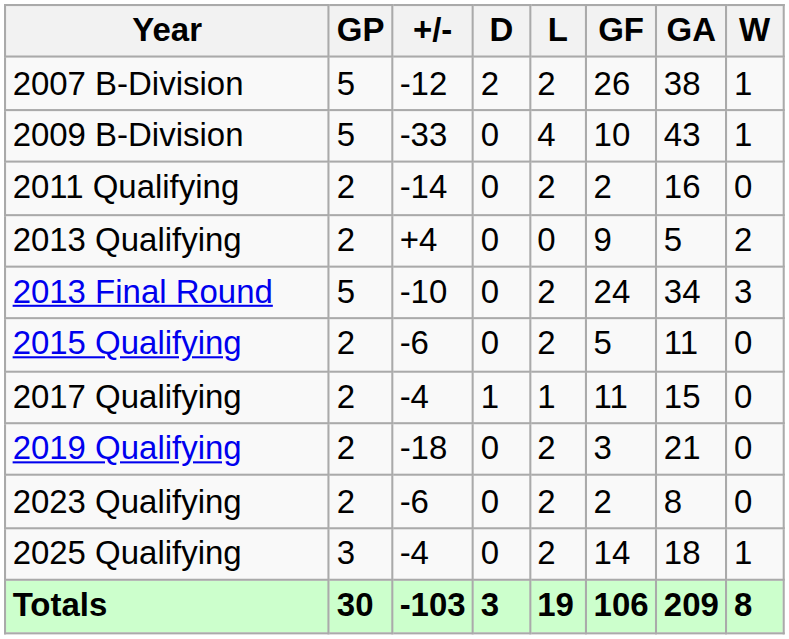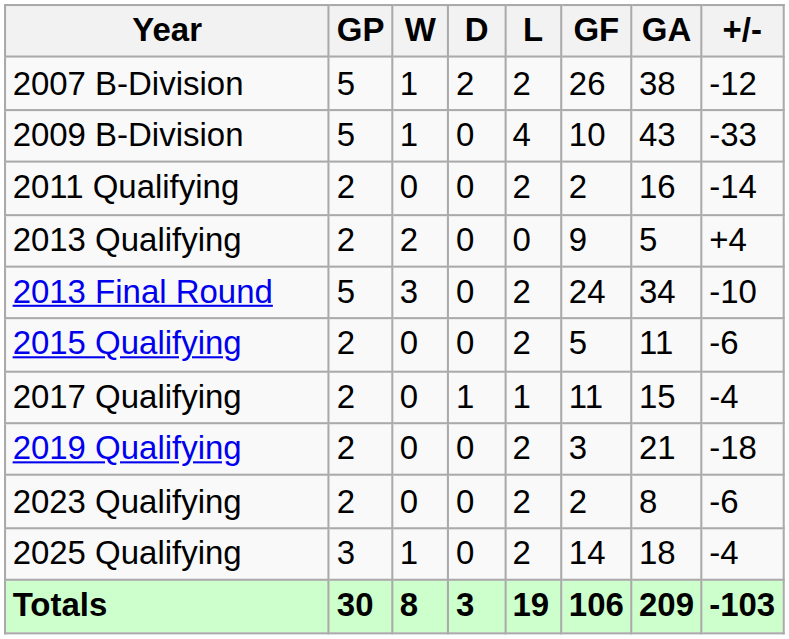columns swapped: (755, 30) <-> (433, 30)
